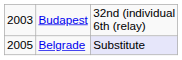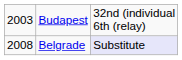(20, 45) 2005 -> (20, 45) 2008
